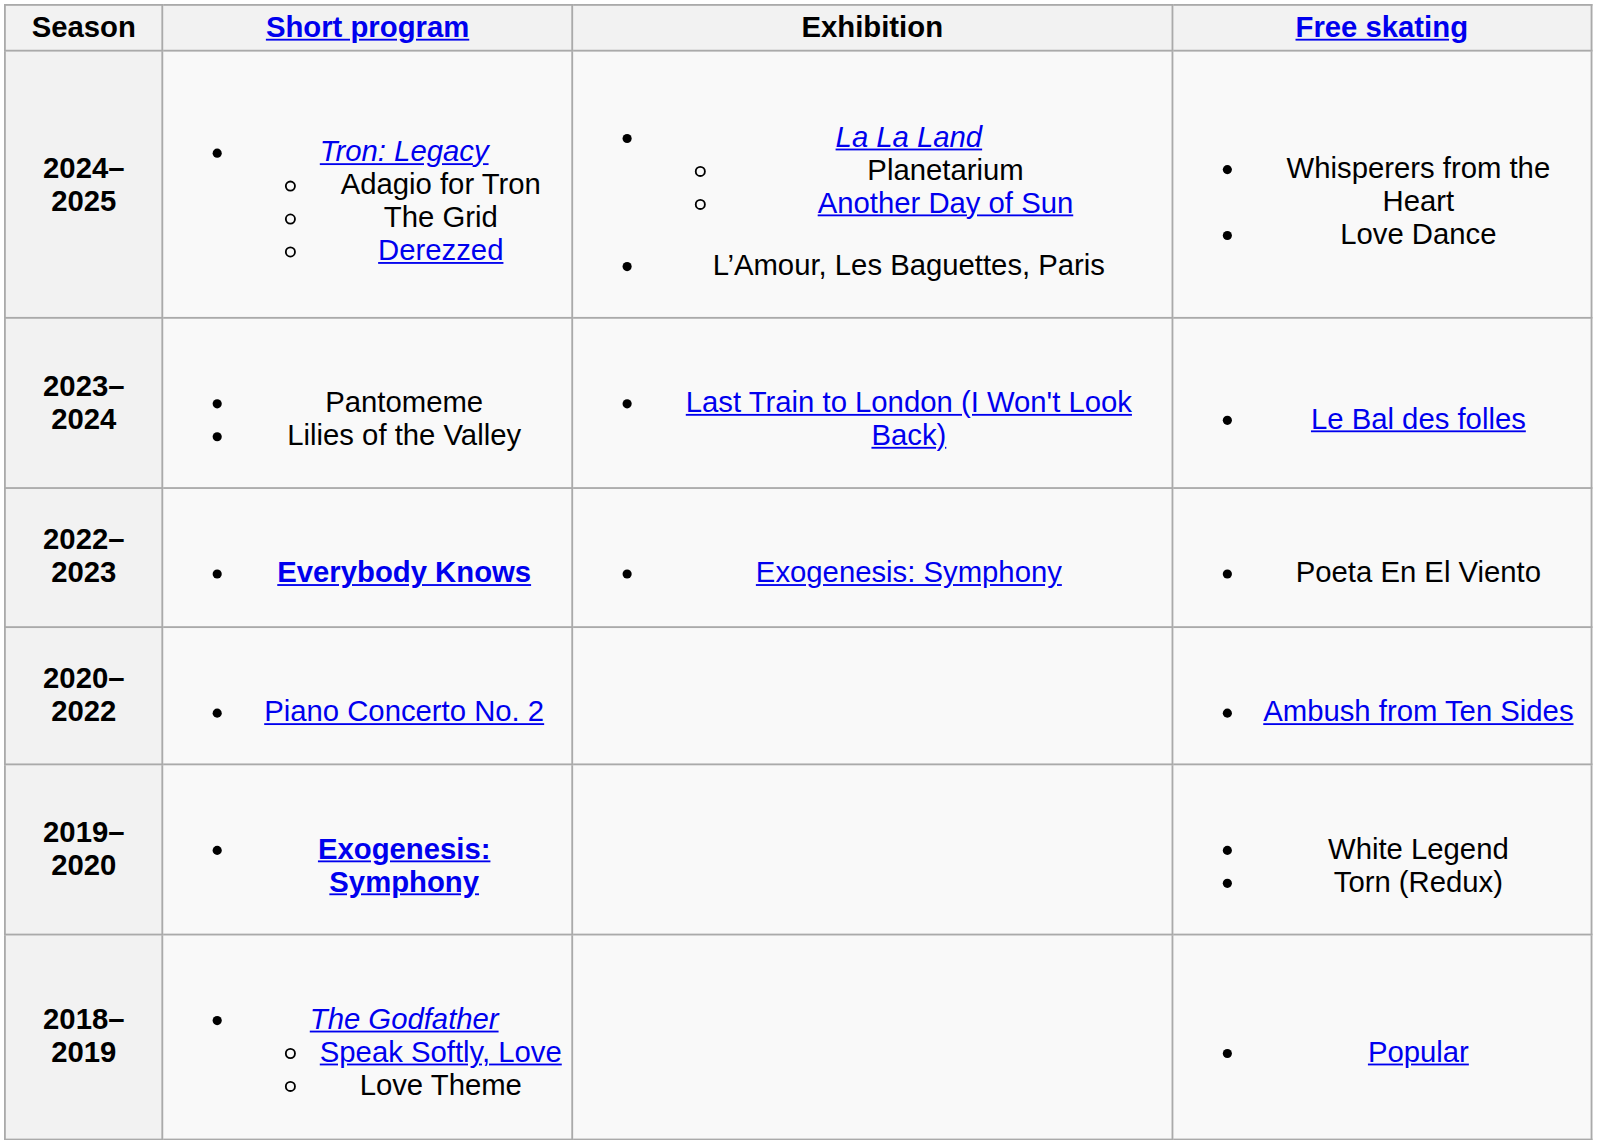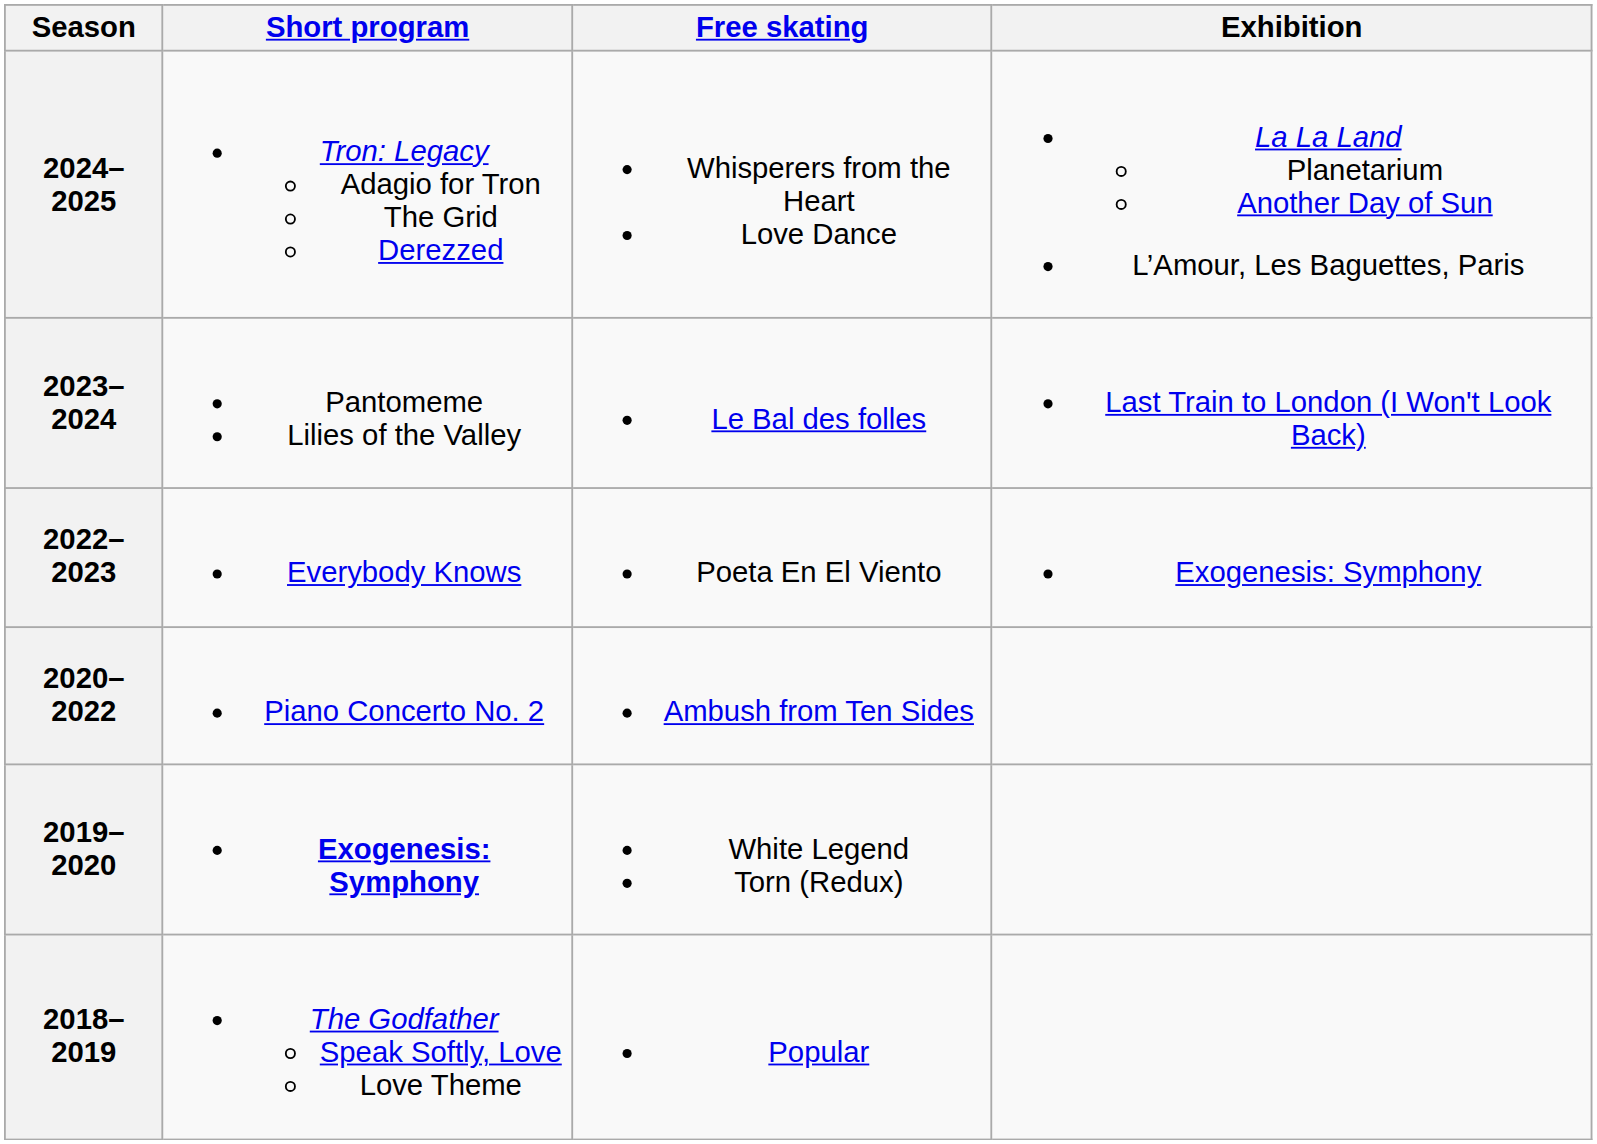columns swapped: (1382, 27) <-> (872, 27)
(368, 574) bold -> (368, 574) normal
